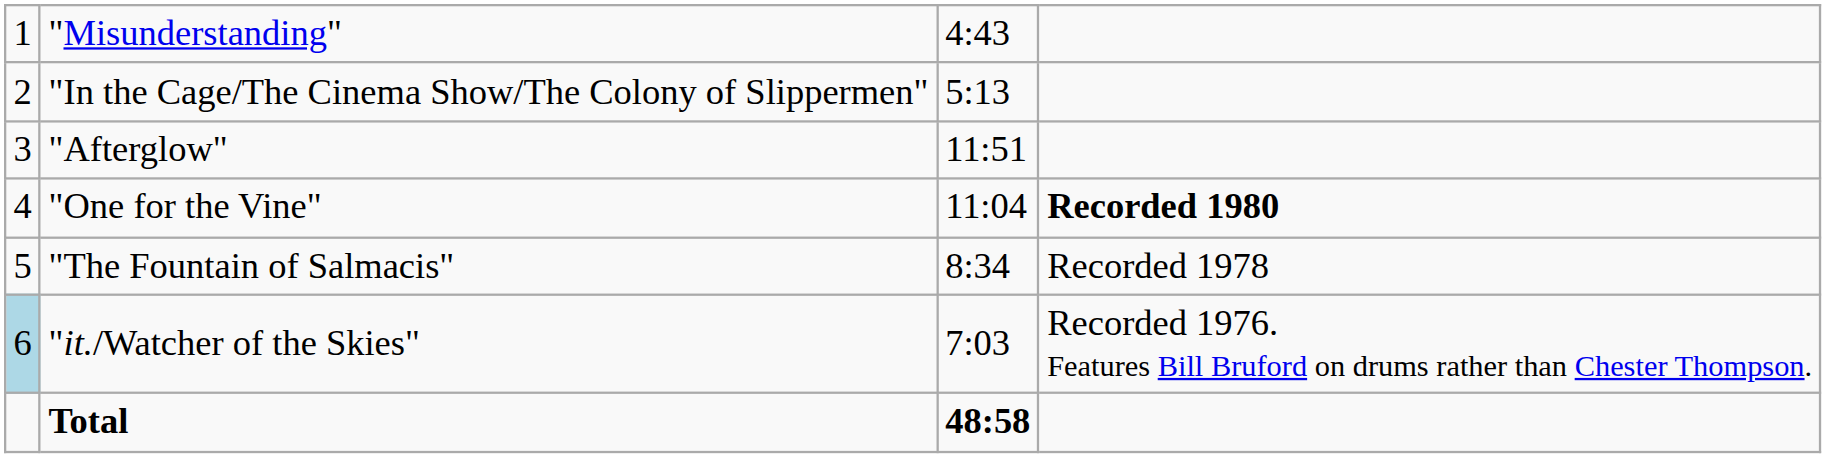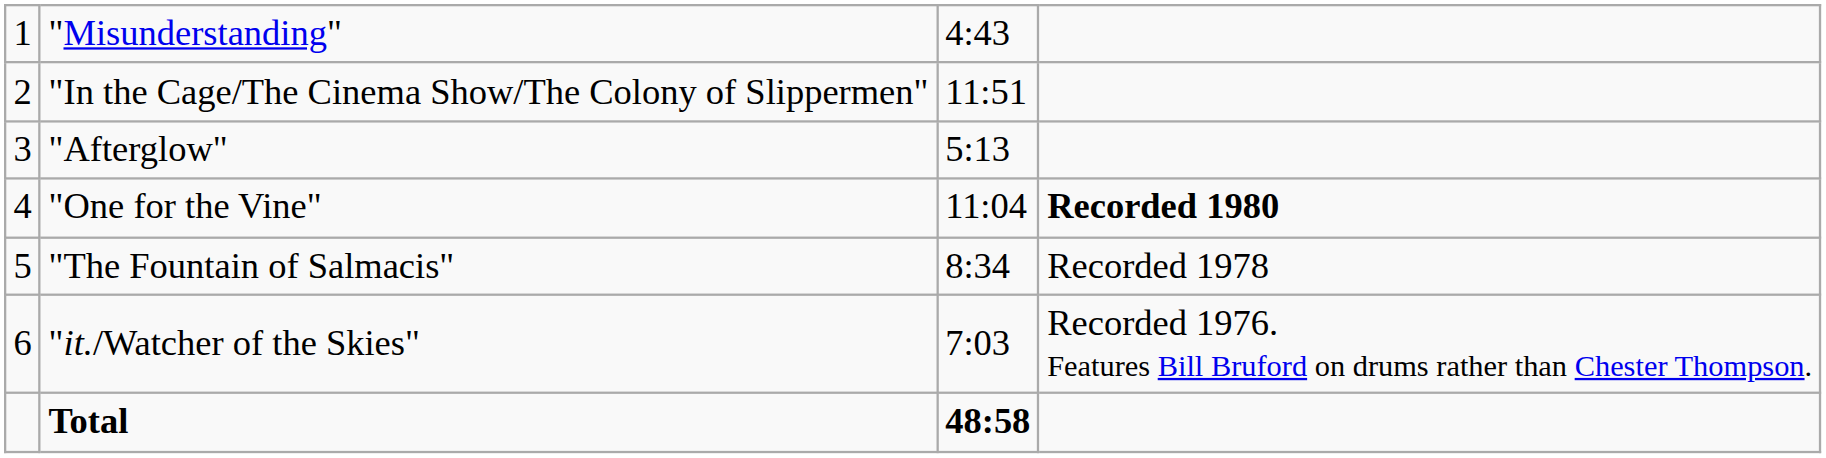(978, 91) 5:13 -> (986, 91) 11:51
(986, 149) 11:51 -> (978, 149) 5:13
(23, 343) lightblue background -> (23, 343) no background
